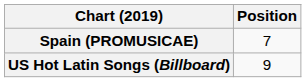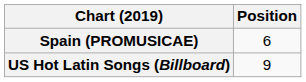(267, 40) 7 -> (267, 40) 6
